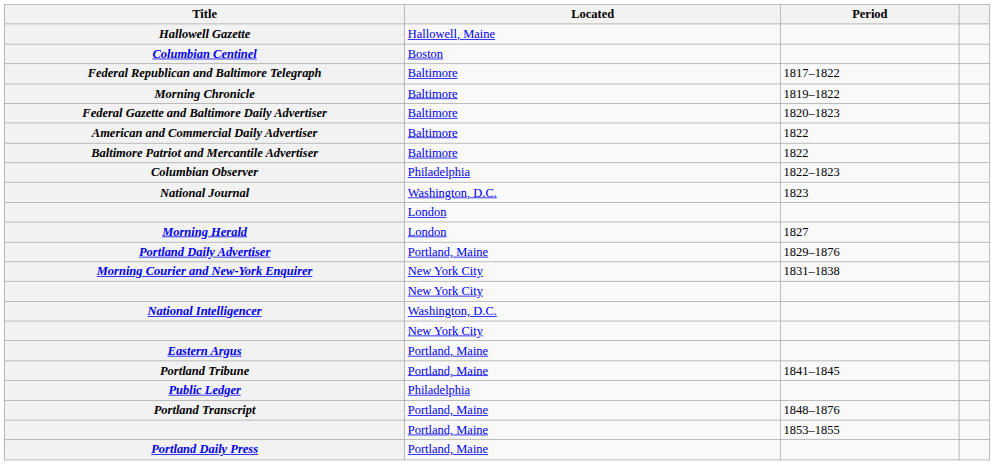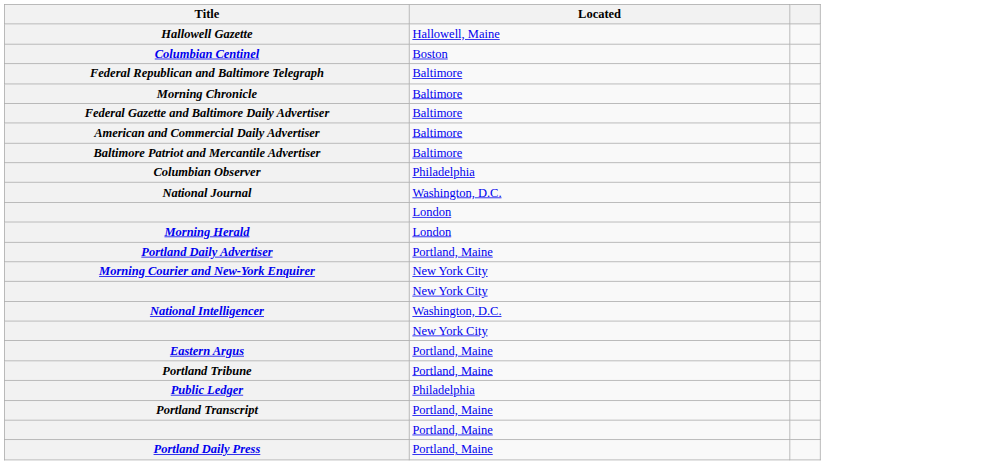- column: (870, 14)
